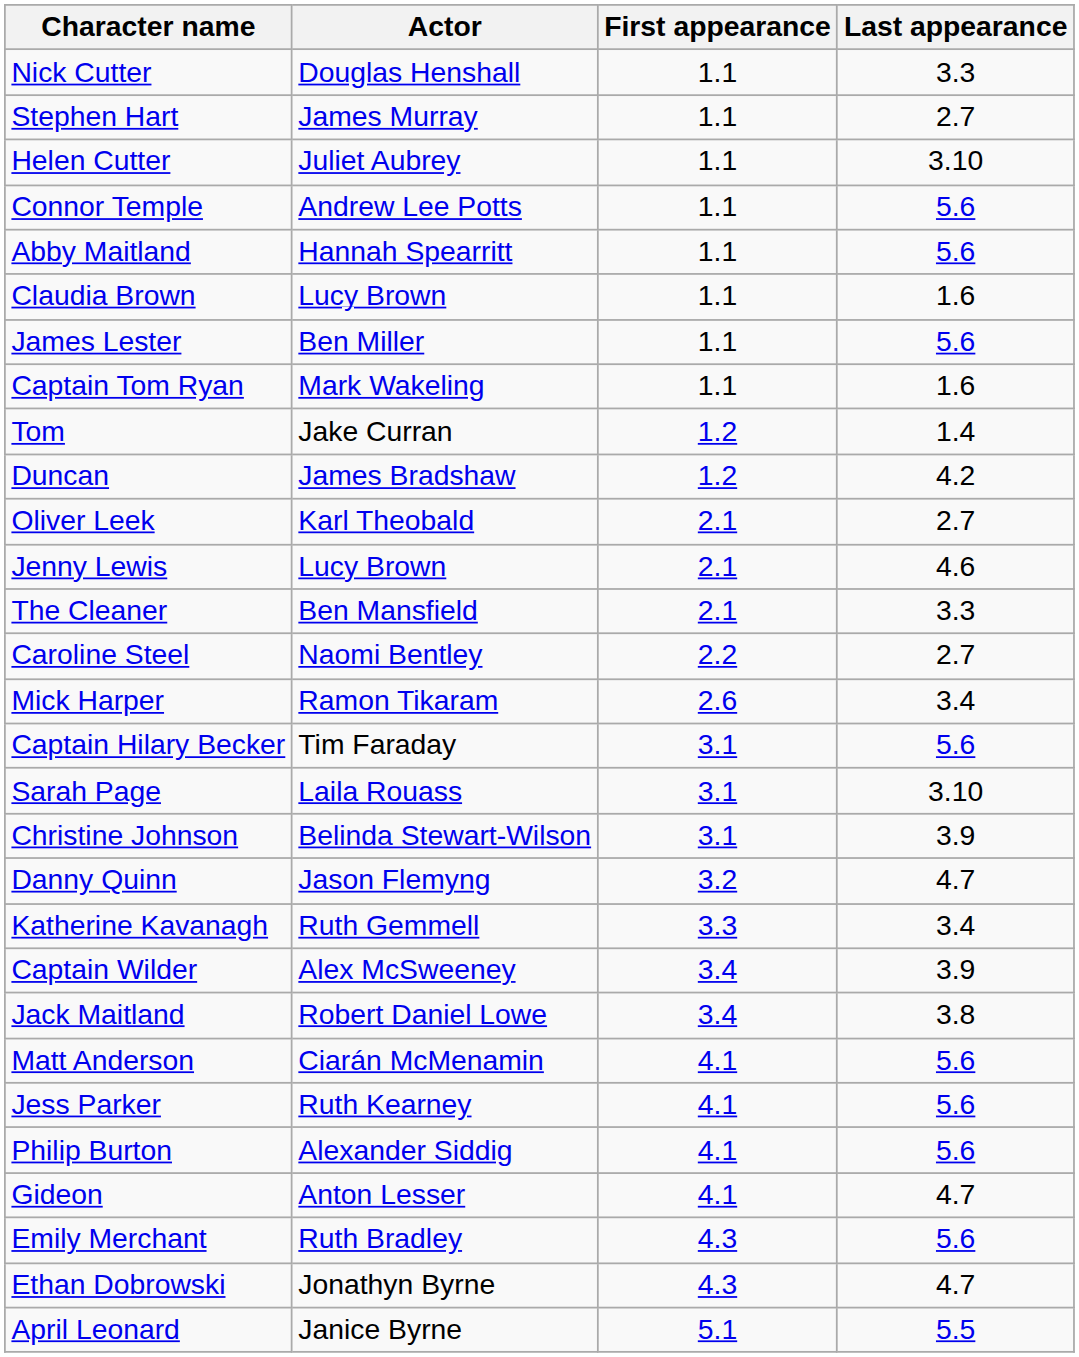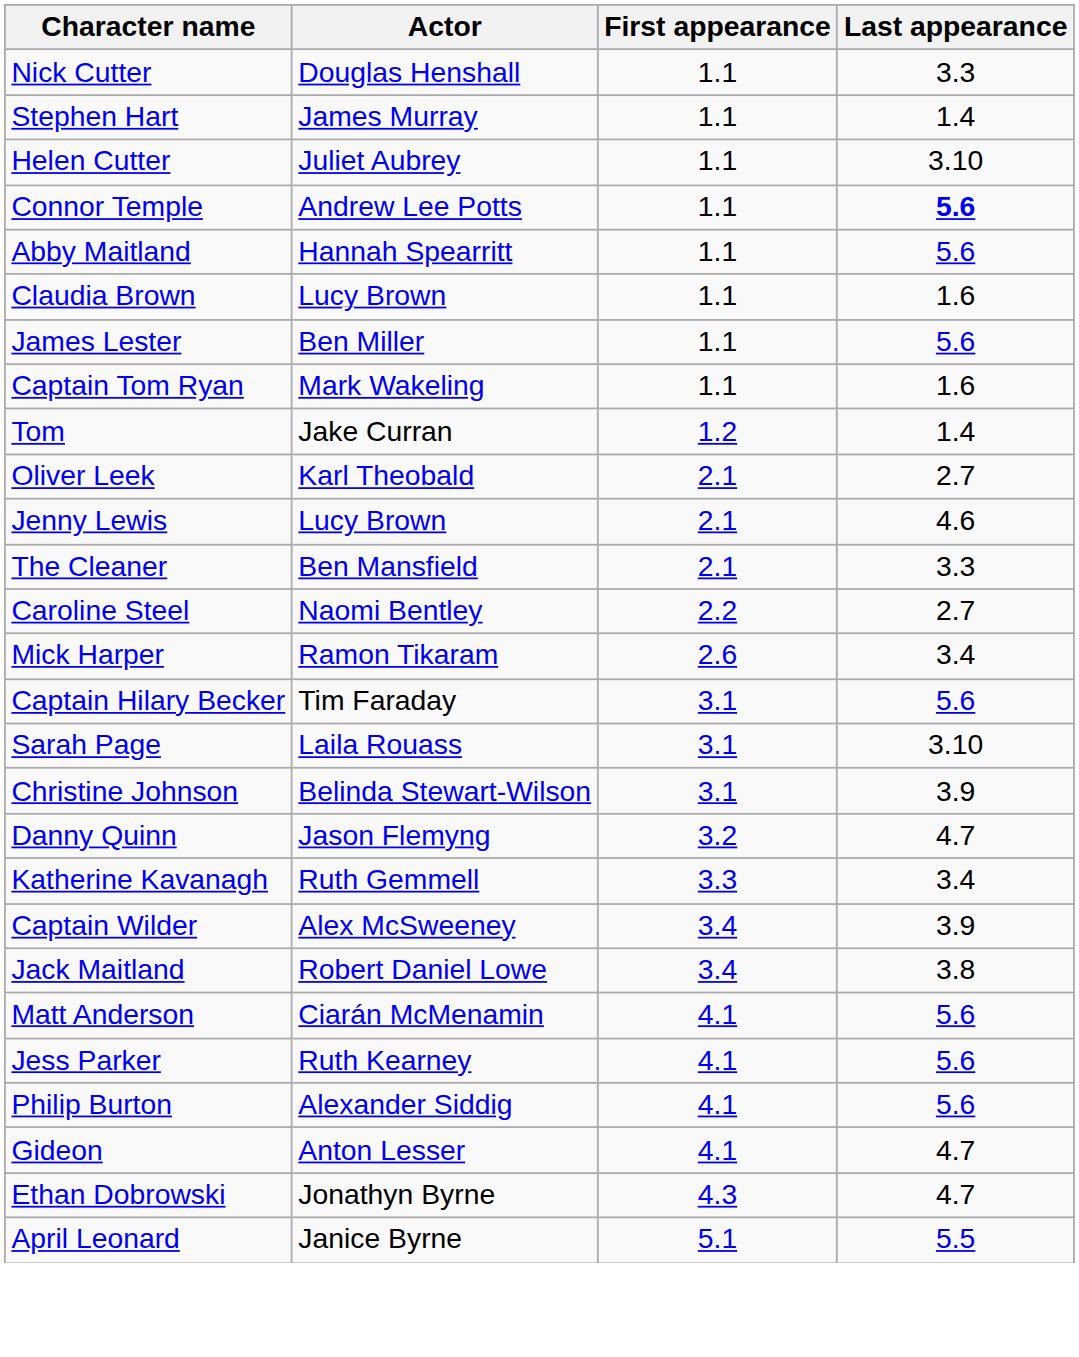(956, 116) 2.7 -> (956, 116) 1.4
(956, 206) normal -> (956, 206) bold
- row: (60, 476)
- row: (109, 1239)
